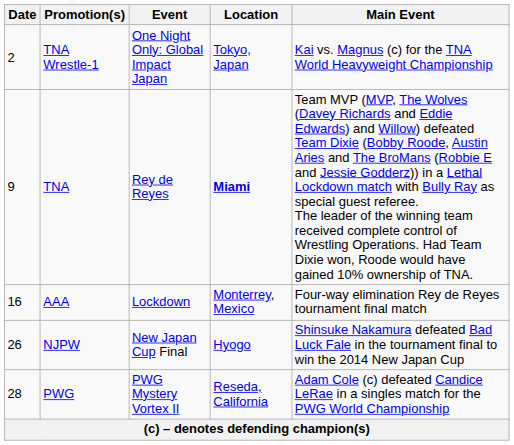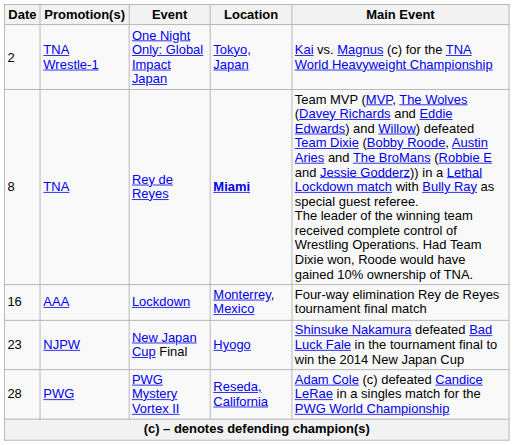(11, 187) 9 -> (11, 187) 8
(15, 344) 26 -> (15, 344) 23
